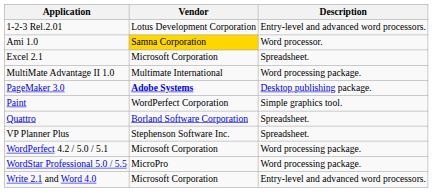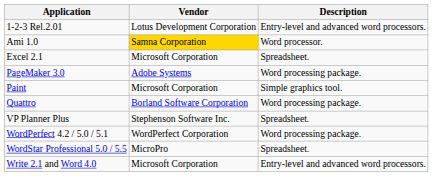- row: (60, 73)
(162, 88) bold -> (161, 73) normal
(316, 88) Desktop publishing package. -> (311, 73) Word processing package.
(180, 103) WordPerfect Corporation -> (175, 88) Microsoft Corporation
(285, 118) Spreadsheet. -> (311, 103) Word processing package.
(175, 149) Microsoft Corporation -> (180, 133) WordPerfect Corporation
(311, 164) Word processing package. -> (285, 149) Spreadsheet.
